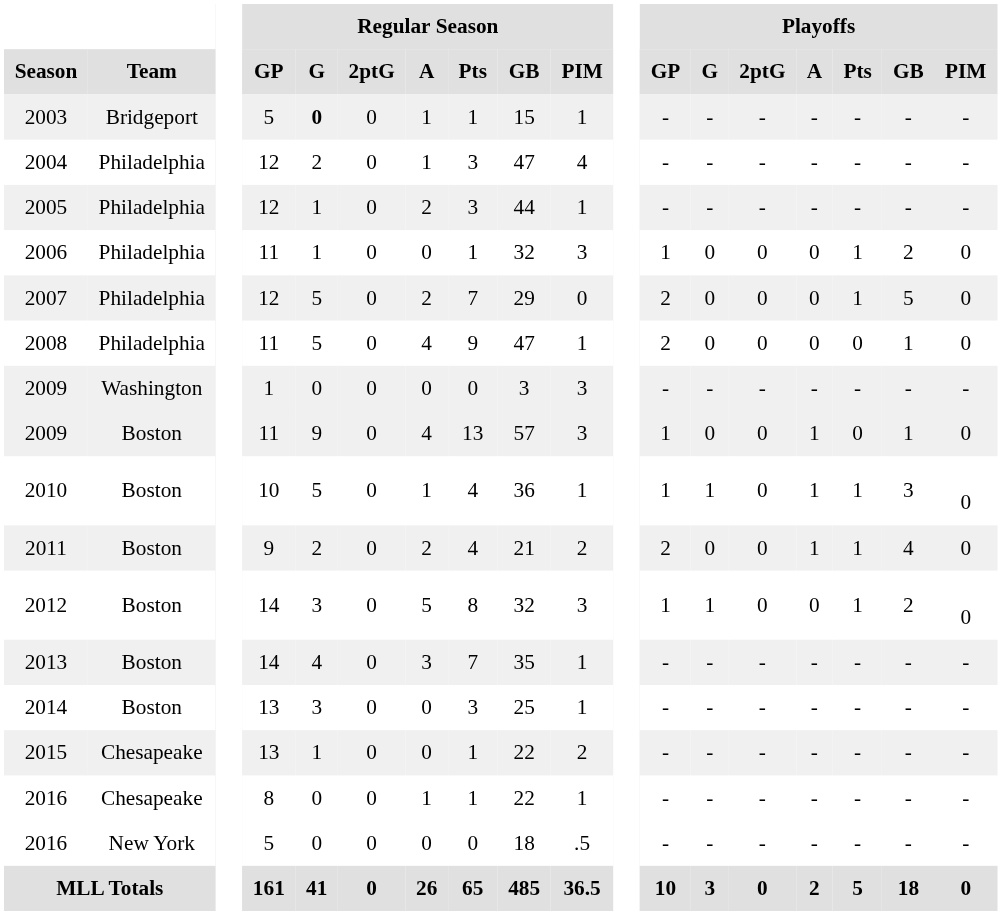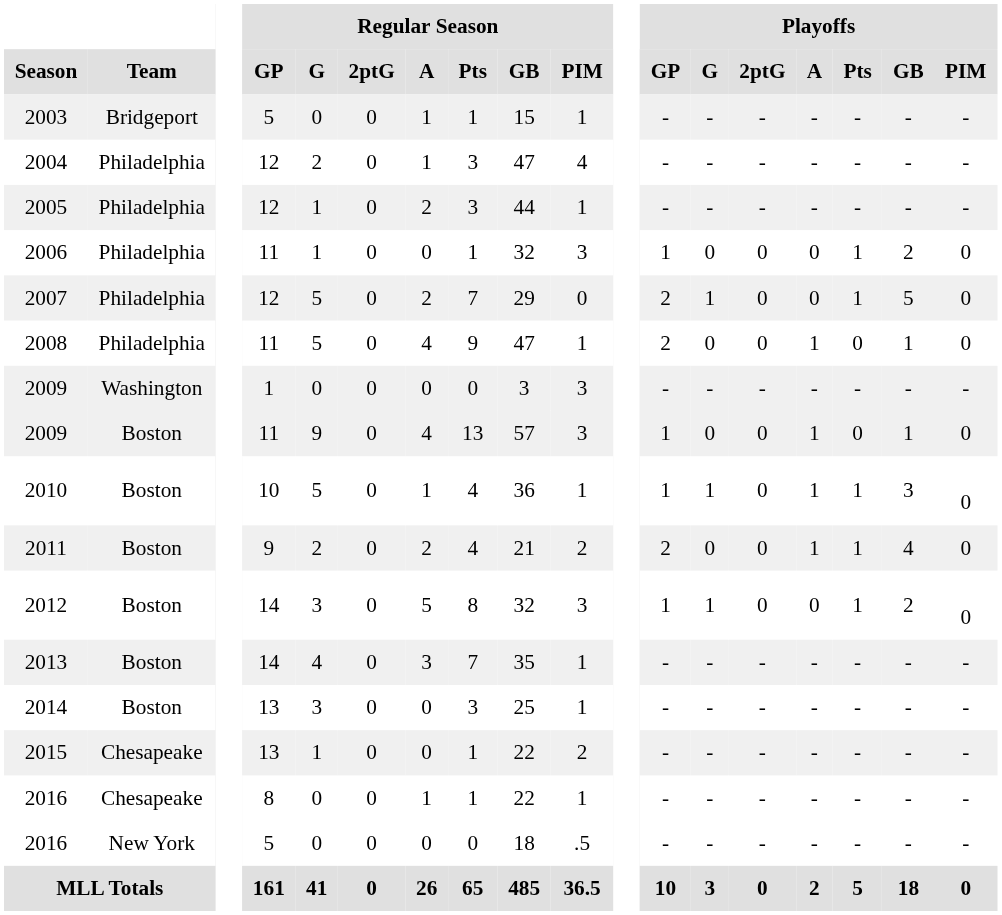(317, 116) bold -> (317, 116) normal
(710, 297) 0 -> (710, 297) 1
(814, 342) 0 -> (814, 342) 1
